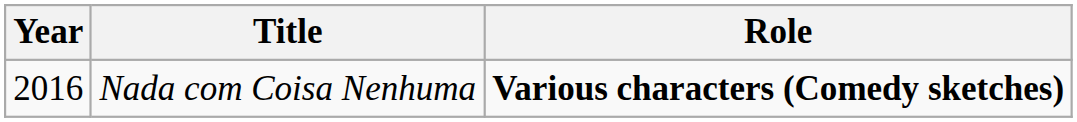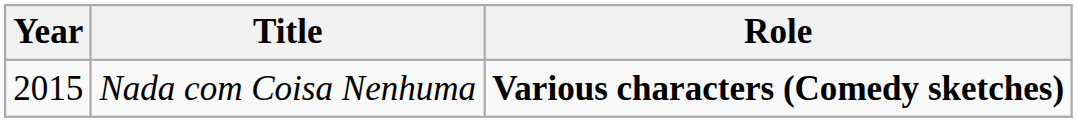(48, 87) 2016 -> (48, 87) 2015
